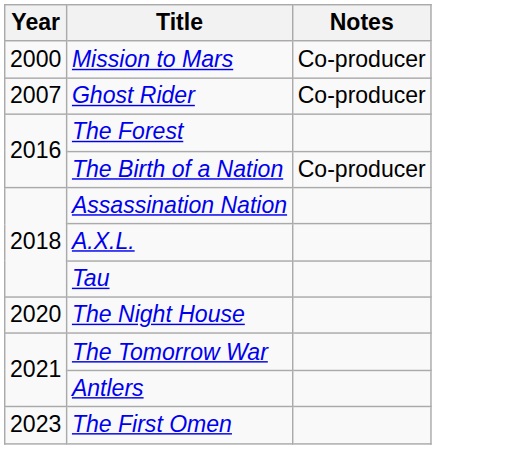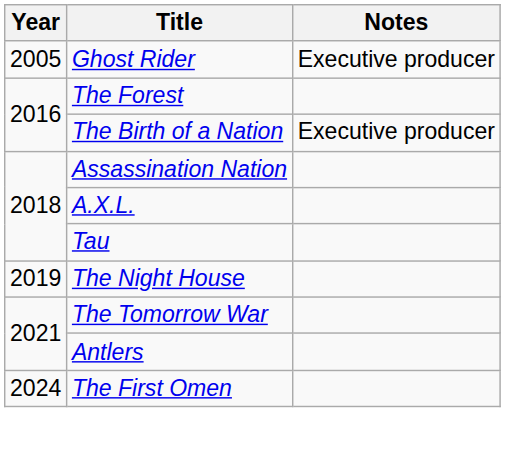- row: (153, 59)
(36, 95) 2007 -> (36, 59) 2005
(362, 95) Co-producer -> (396, 59) Executive producer
(362, 168) Co-producer -> (396, 132) Executive producer
(36, 315) 2020 -> (36, 278) 2019
(36, 424) 2023 -> (36, 388) 2024
